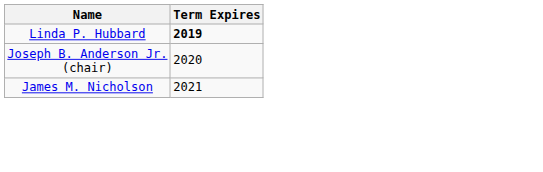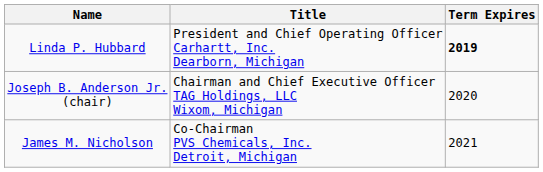+ column: (308, 14)
